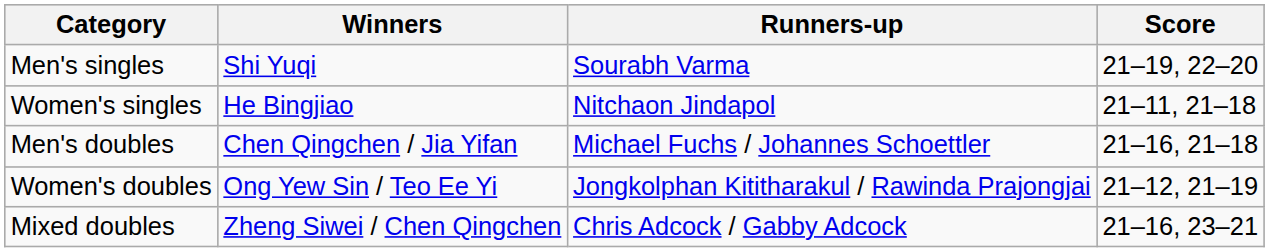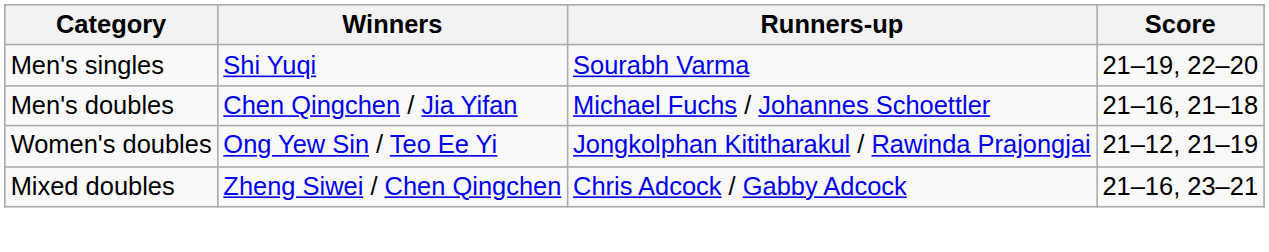- row: (106, 105)
